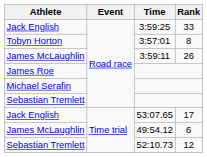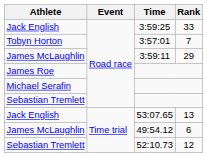(189, 42) 8 -> (189, 42) 7
(189, 56) 26 -> (189, 56) 29
(189, 116) 17 -> (189, 116) 13
